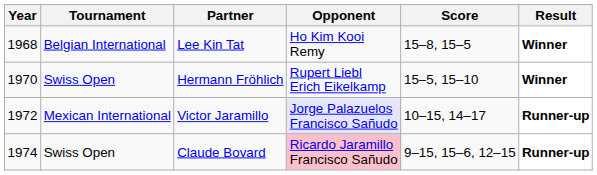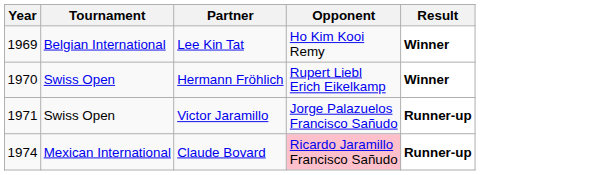- column: (460, 15)
(22, 44) 1968 -> (22, 44) 1969
(22, 116) 1972 -> (22, 116) 1971
(107, 116) Mexican International -> (79, 116) Swiss Open
(344, 116) lavender background -> (344, 116) no background
(79, 152) Swiss Open -> (107, 152) Mexican International
